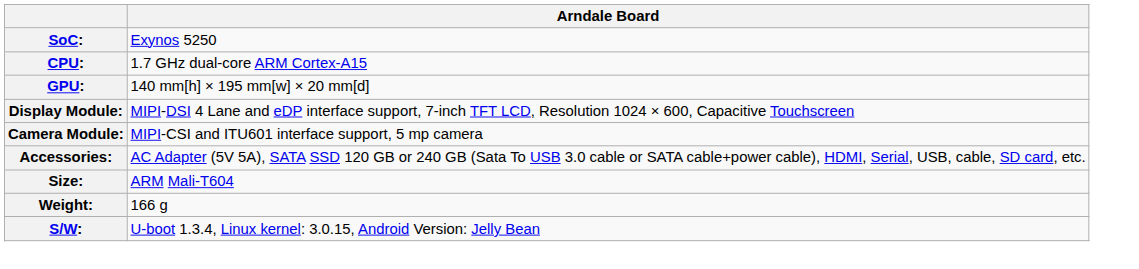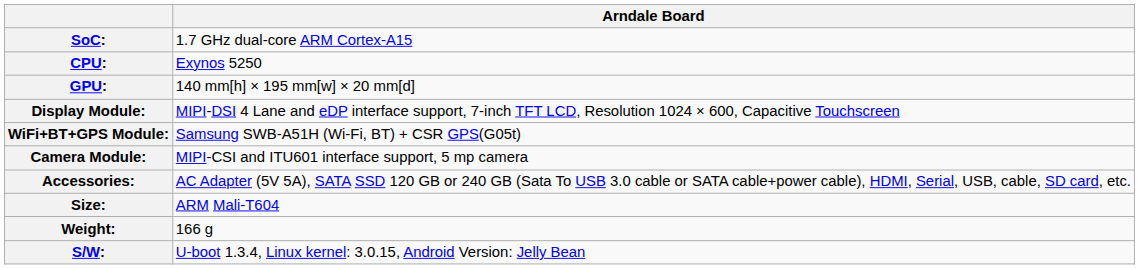(174, 39) Exynos 5250 -> (294, 39) 1.7 GHz dual-core ARM Cortex-A15
(249, 63) 1.7 GHz dual-core ARM Cortex-A15 -> (219, 63) Exynos 5250
+ row: (88, 134)
